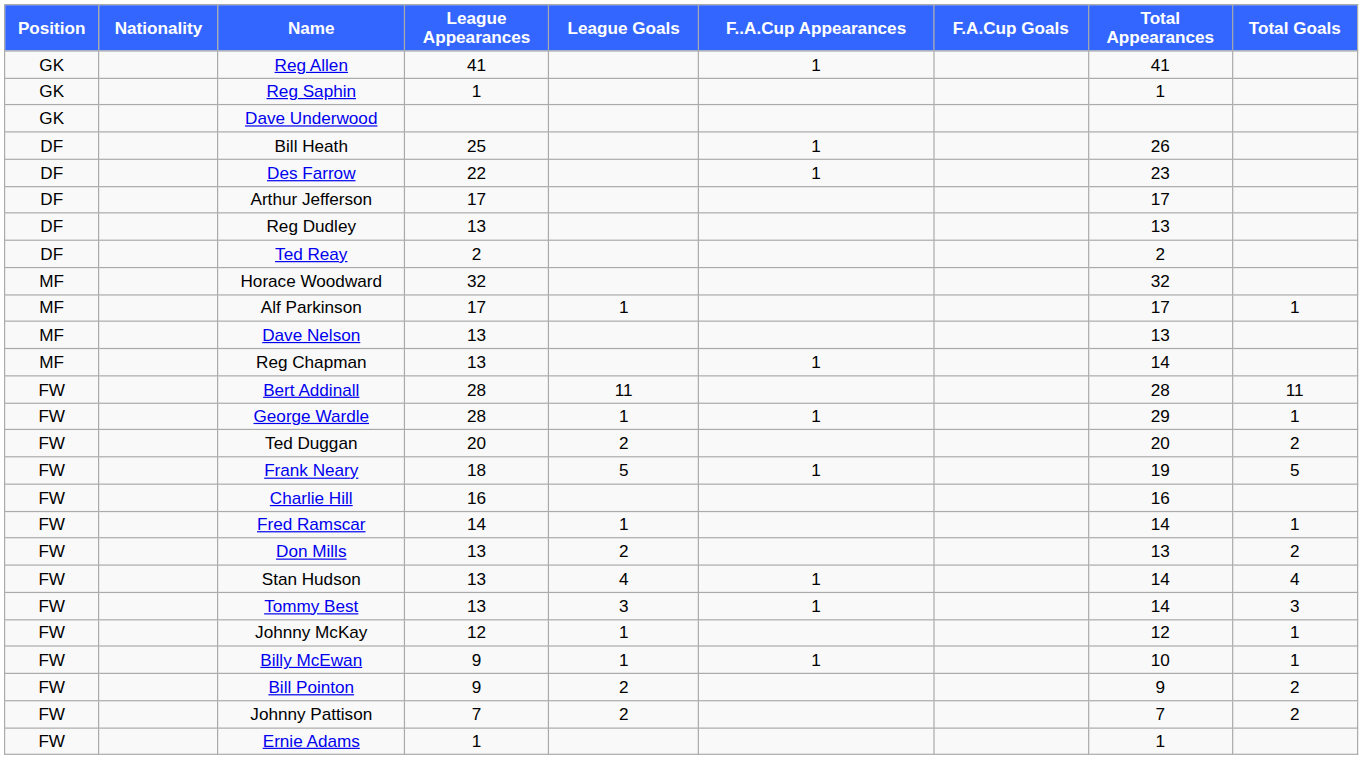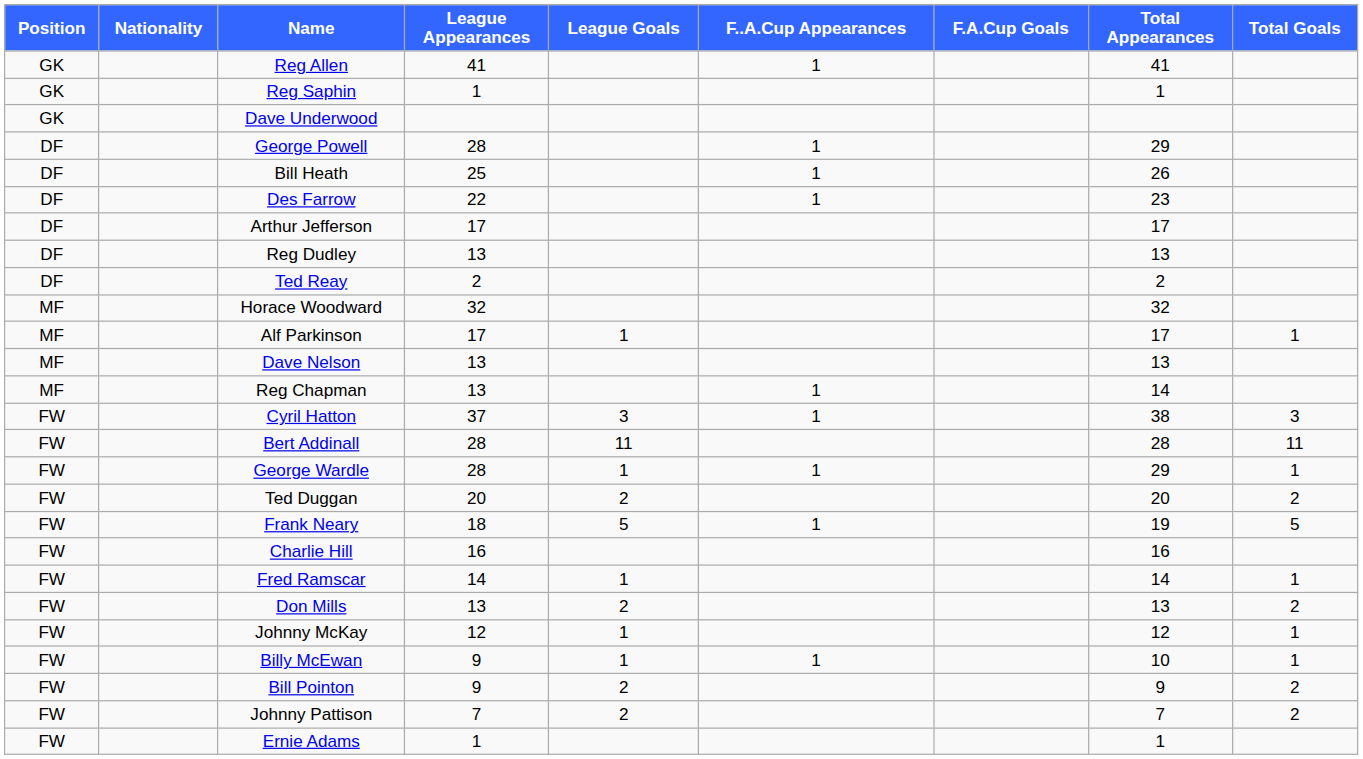+ row: (311, 146)
+ row: (311, 417)
- row: (311, 579)
- row: (311, 606)
